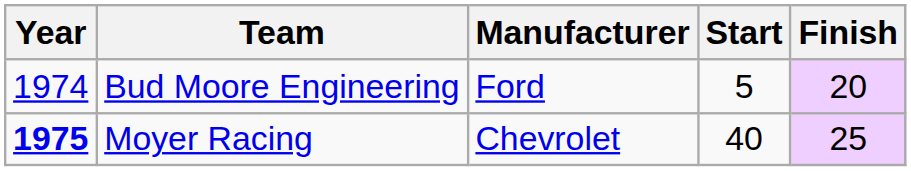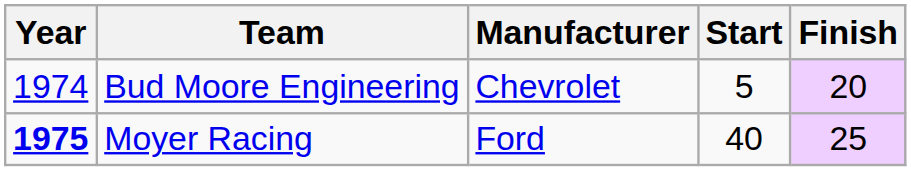(510, 86) Ford -> (548, 86) Chevrolet
(548, 139) Chevrolet -> (510, 139) Ford
